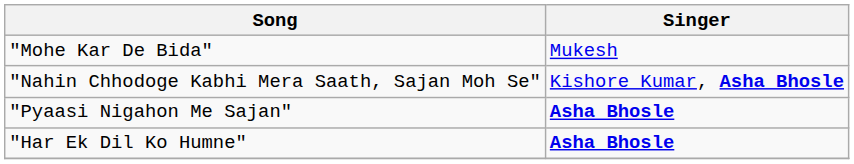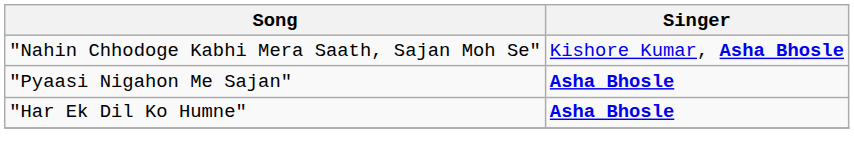- row: (111, 51)
